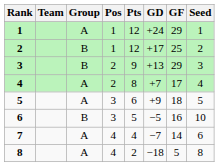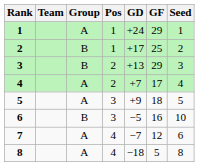- column: (134, 13)
(176, 135) 14 -> (157, 135) 12
